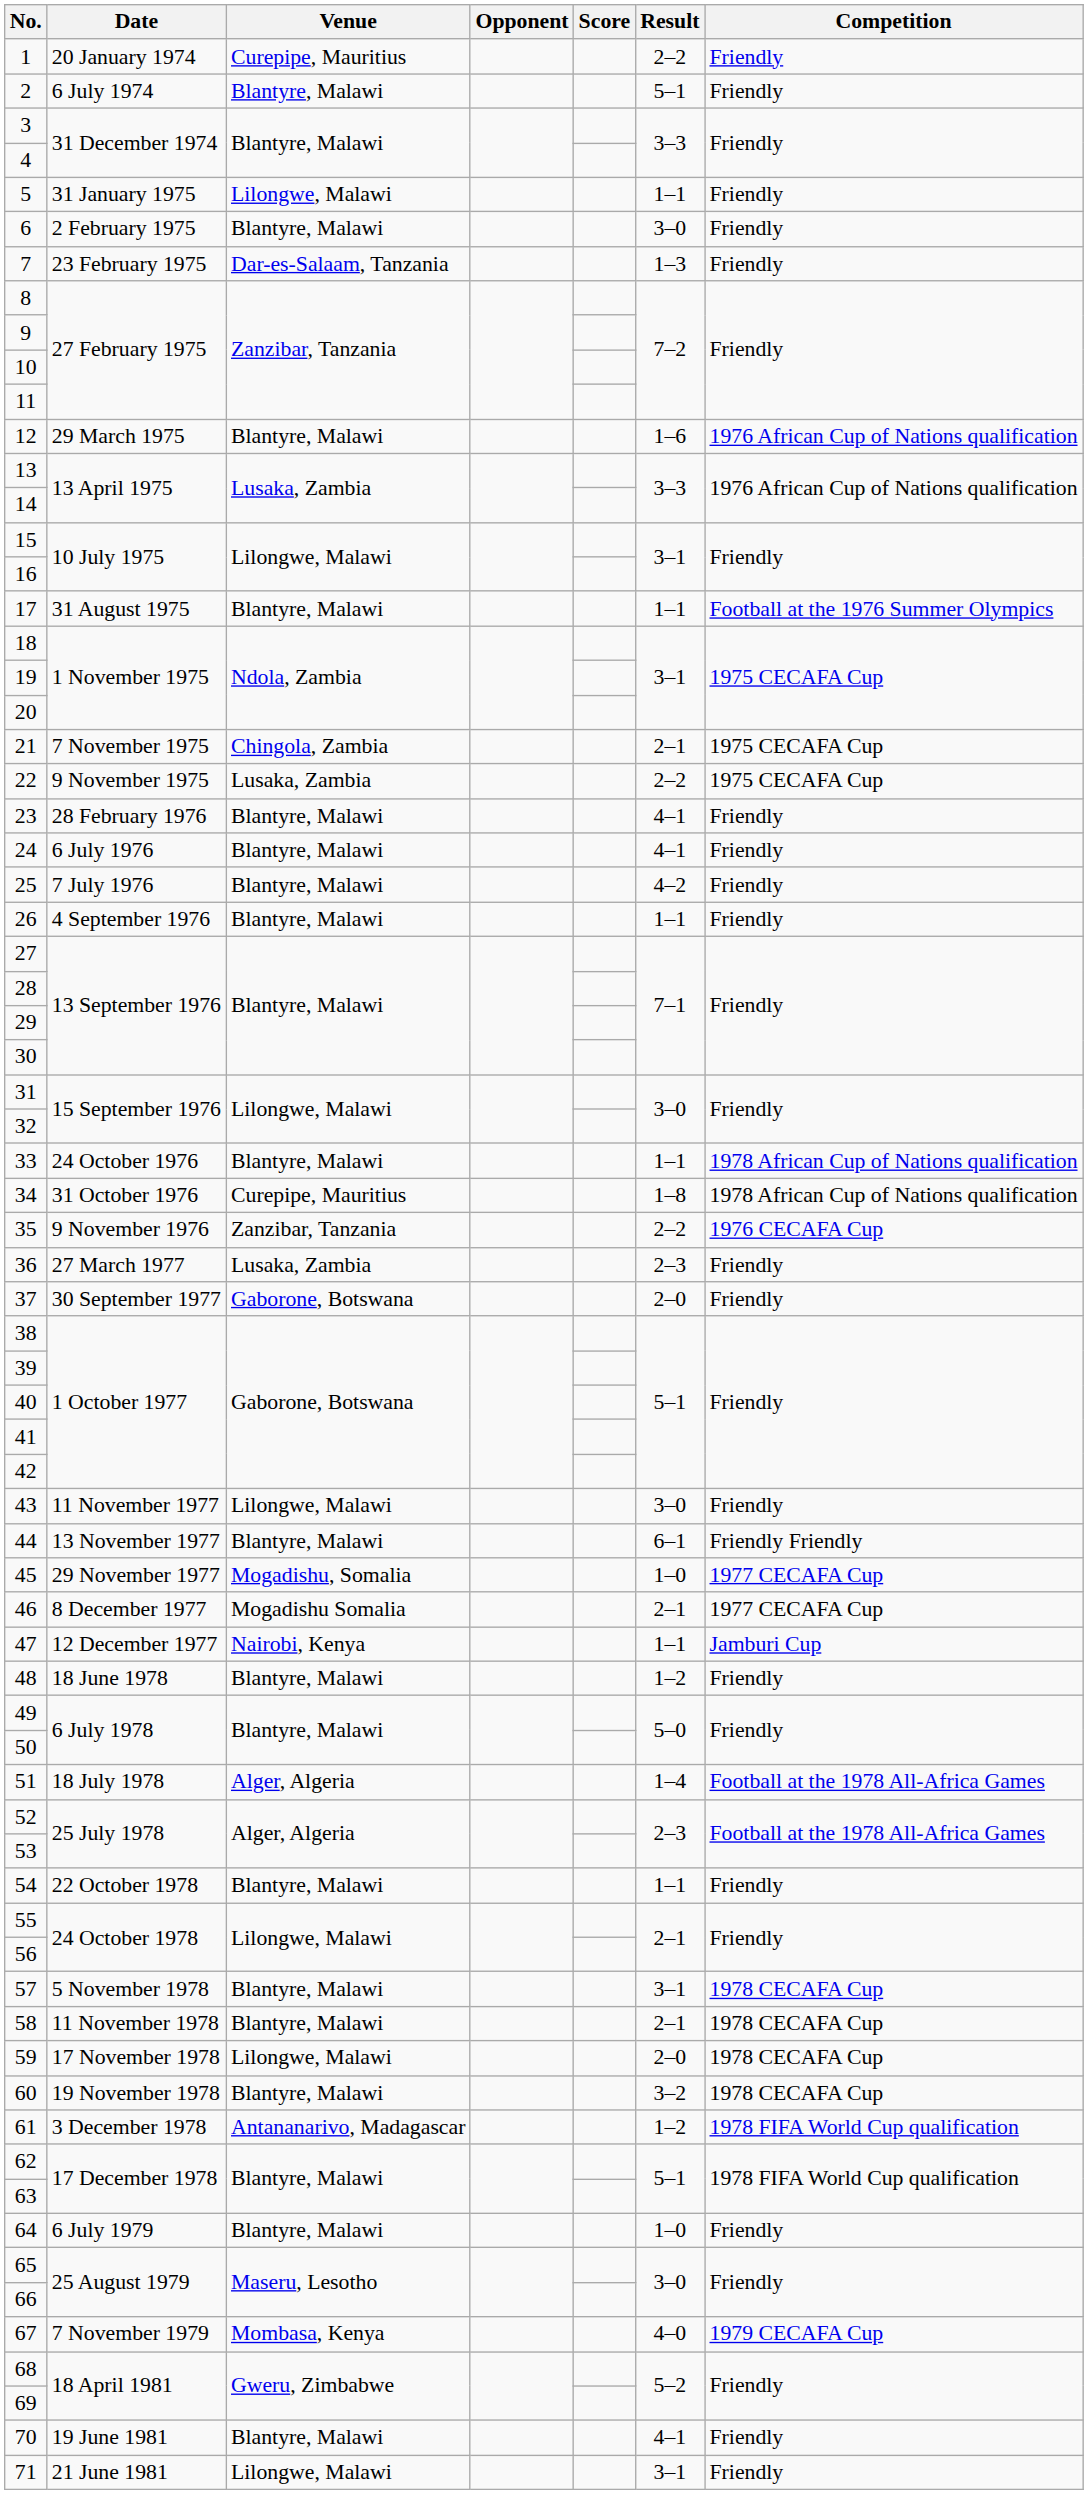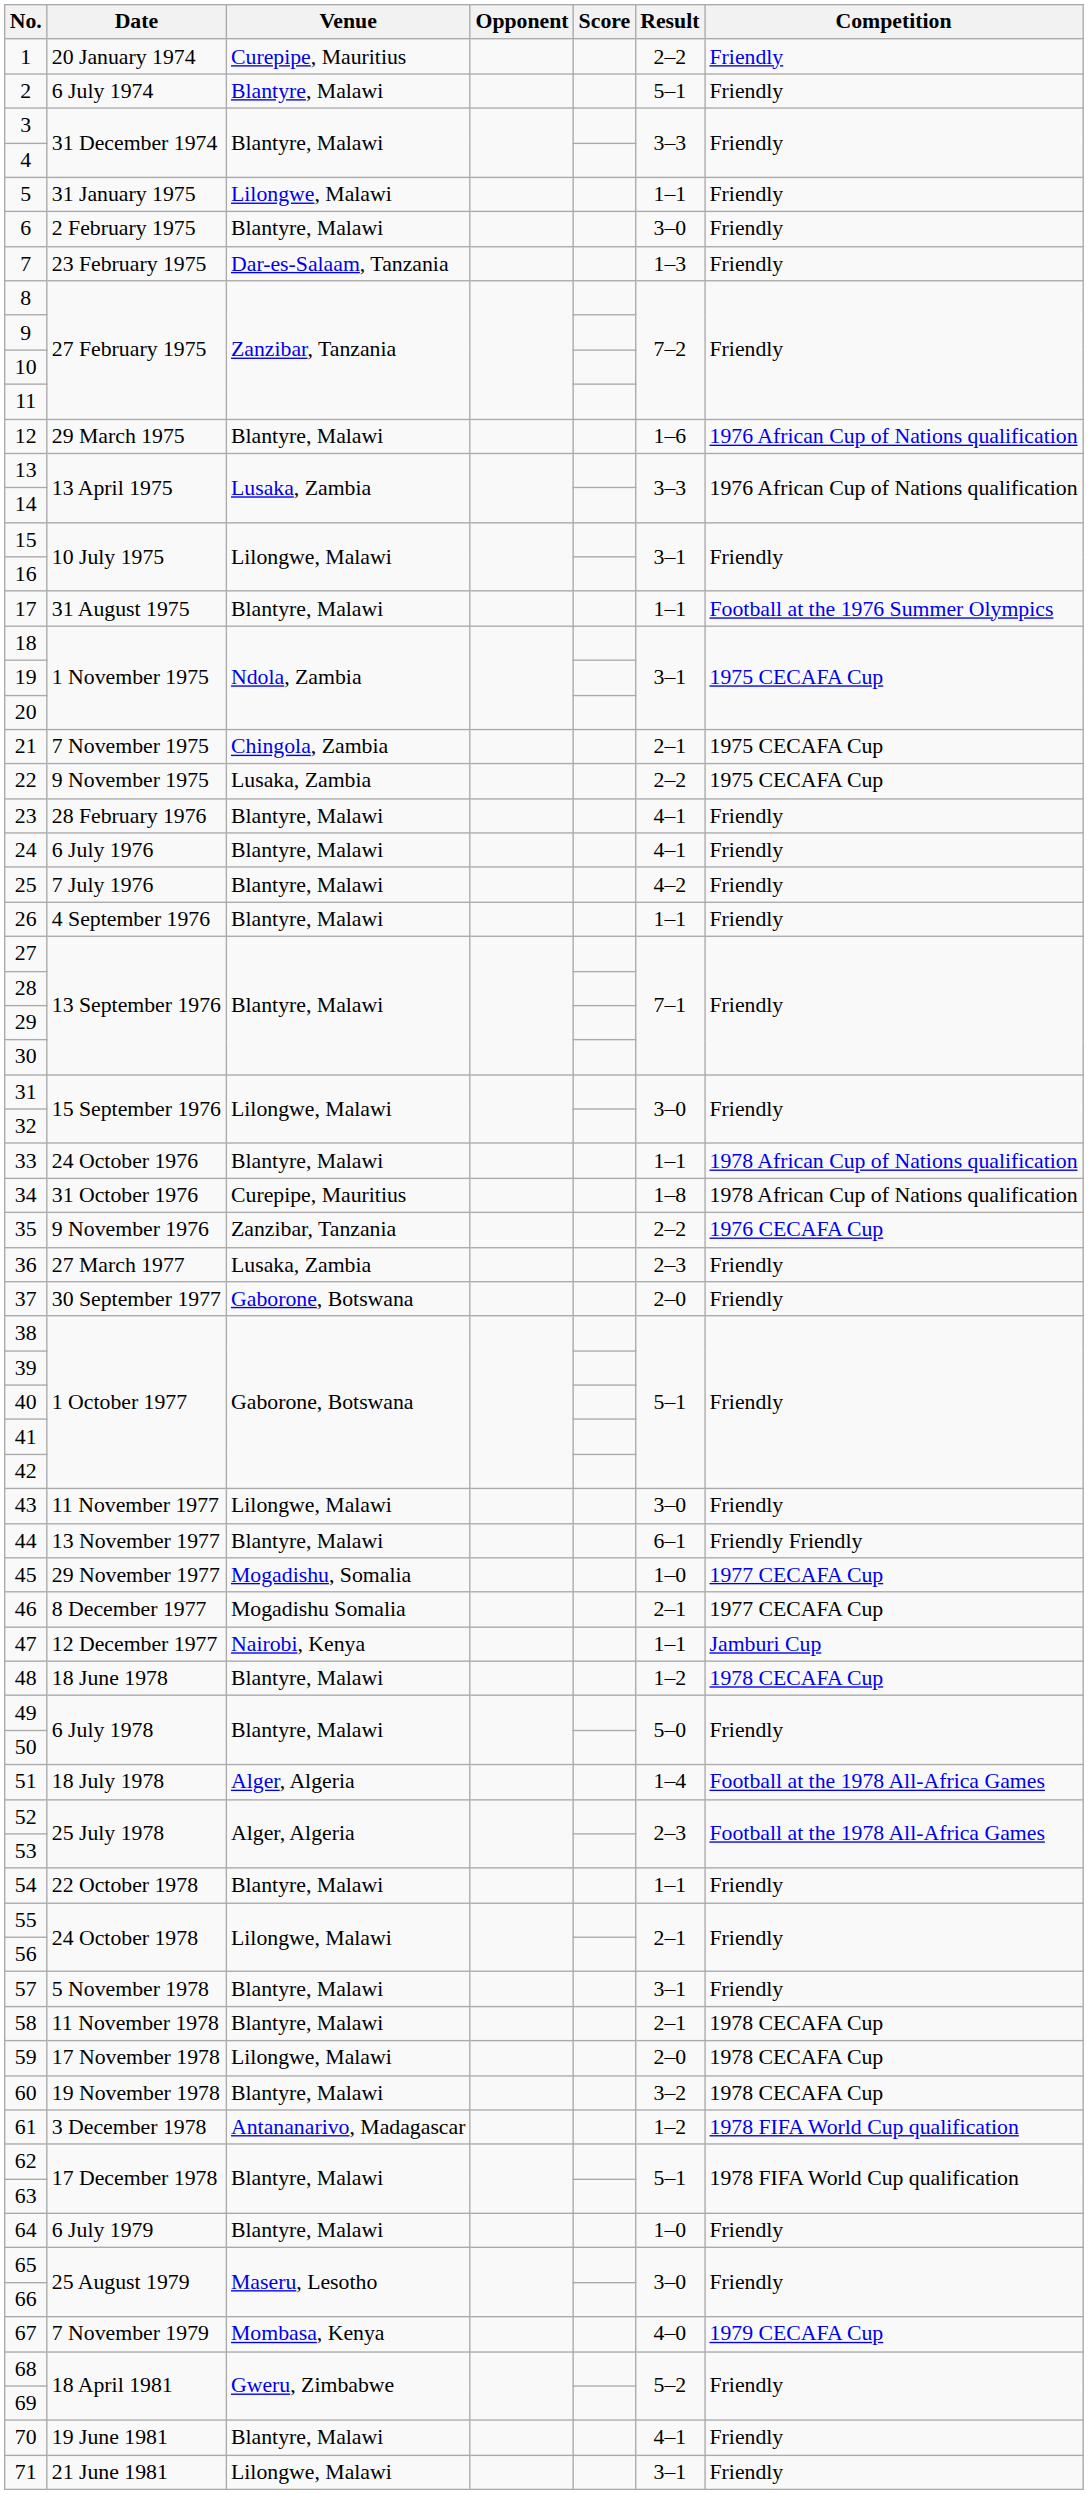(746, 1678) Friendly -> (796, 1678) 1978 CECAFA Cup
(796, 1988) 1978 CECAFA Cup -> (746, 1988) Friendly
